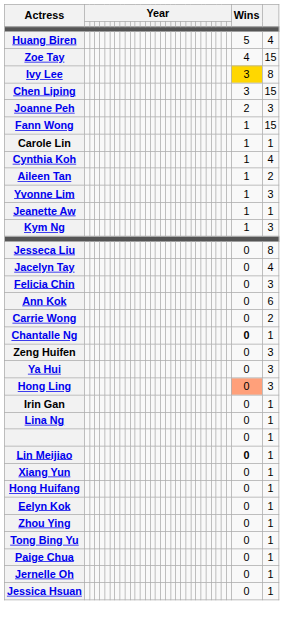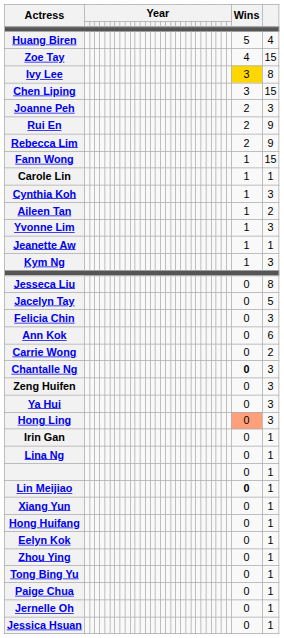+ row: (44, 126)
+ row: (44, 143)
(271, 160) 4 -> (271, 194) 3
(271, 267) 4 -> (271, 301) 5
(271, 336) 1 -> (271, 370) 3
